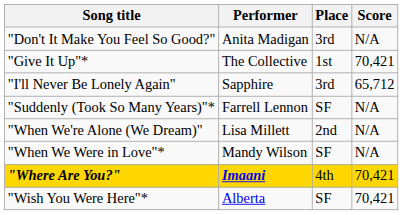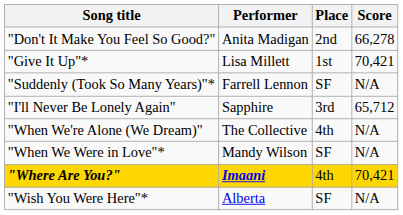(325, 38) 3rd -> (326, 38) 2nd
(367, 38) N/A -> (375, 38) 66,278
(265, 61) The Collective -> (256, 61) Lisa Millett
rows swapped: (92, 84) <-> (111, 107)
(256, 130) Lisa Millett -> (265, 130) The Collective
(326, 130) 2nd -> (325, 130) 4th
(375, 198) 70,421 -> (367, 198) N/A
